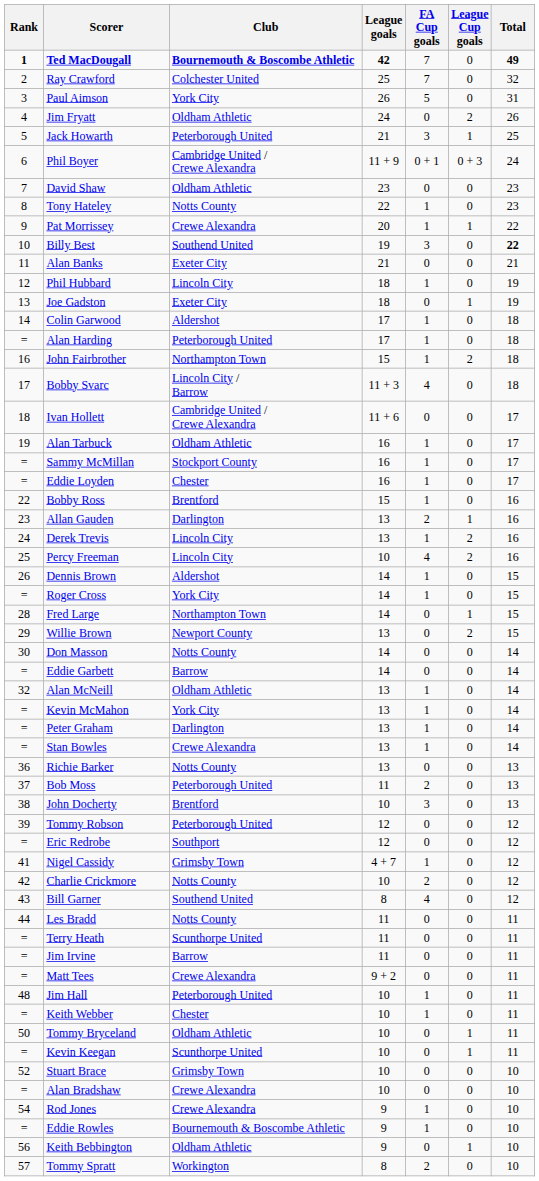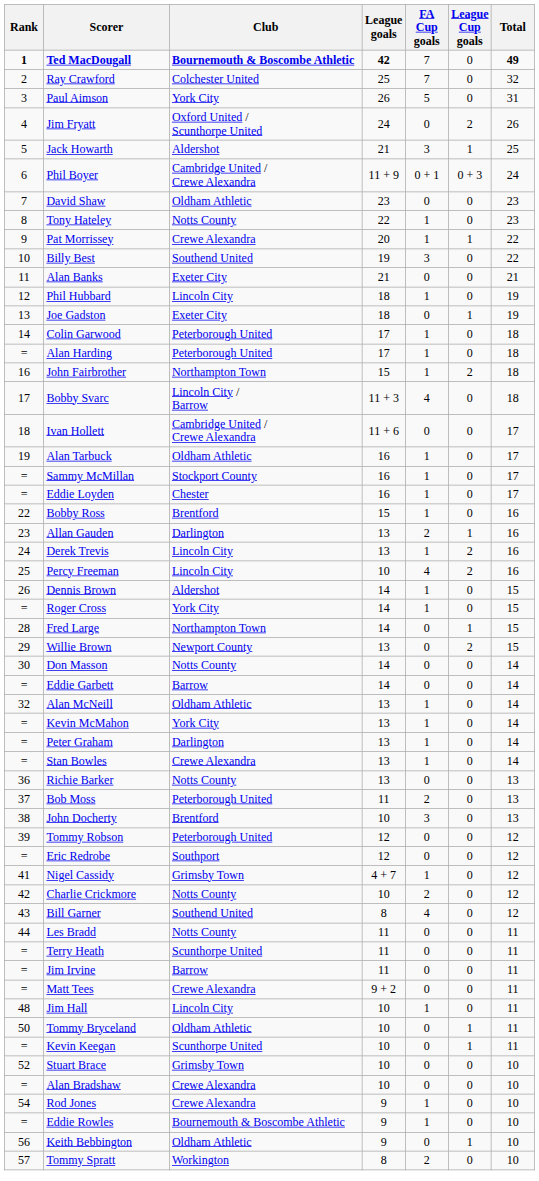(212, 117) Oldham Athletic -> (217, 123) Oxford United / Scunthorpe United
(222, 136) Peterborough United -> (196, 149) Aldershot
(513, 244) bold -> (513, 258) normal
(196, 320) Aldershot -> (222, 334) Peterborough United
(222, 995) Peterborough United -> (202, 1008) Lincoln City
- row: (80, 1014)
